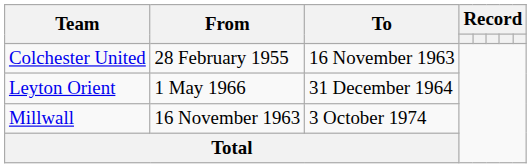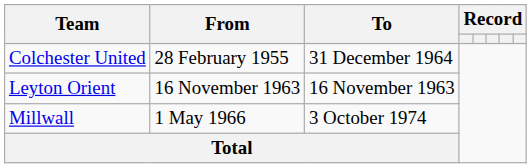(382, 58) 16 November 1963 -> (381, 58) 31 December 1964
(200, 88) 1 May 1966 -> (227, 88) 16 November 1963
(381, 88) 31 December 1964 -> (382, 88) 16 November 1963
(227, 118) 16 November 1963 -> (200, 118) 1 May 1966
